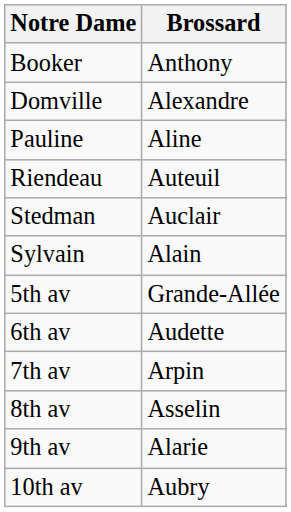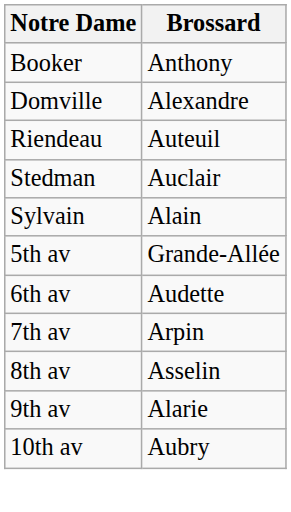- row: (47, 139)
